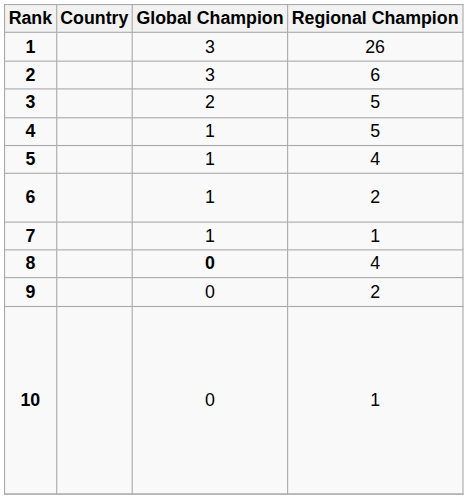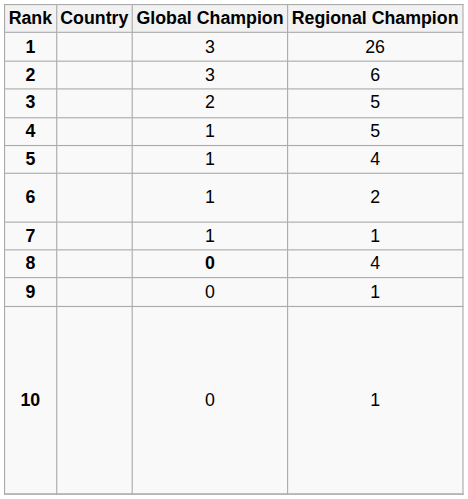(375, 292) 2 -> (375, 292) 1
